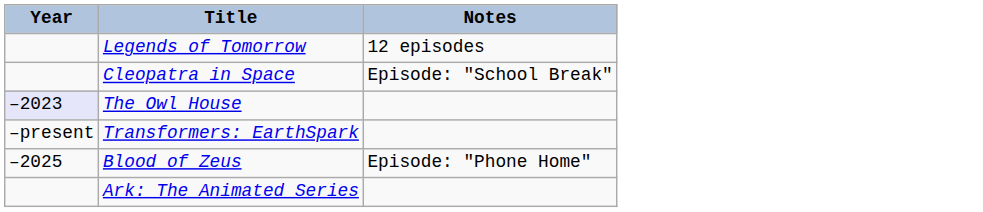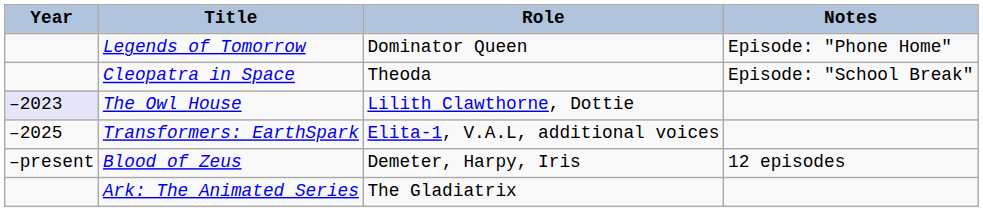+ column: (543, 19)
(426, 48) 12 episodes -> (840, 48) Episode: "Phone Home"
(52, 134) –present -> (36, 134) –2025
(36, 163) –2025 -> (52, 163) –present
(479, 163) Episode: "Phone Home" -> (787, 163) 12 episodes
